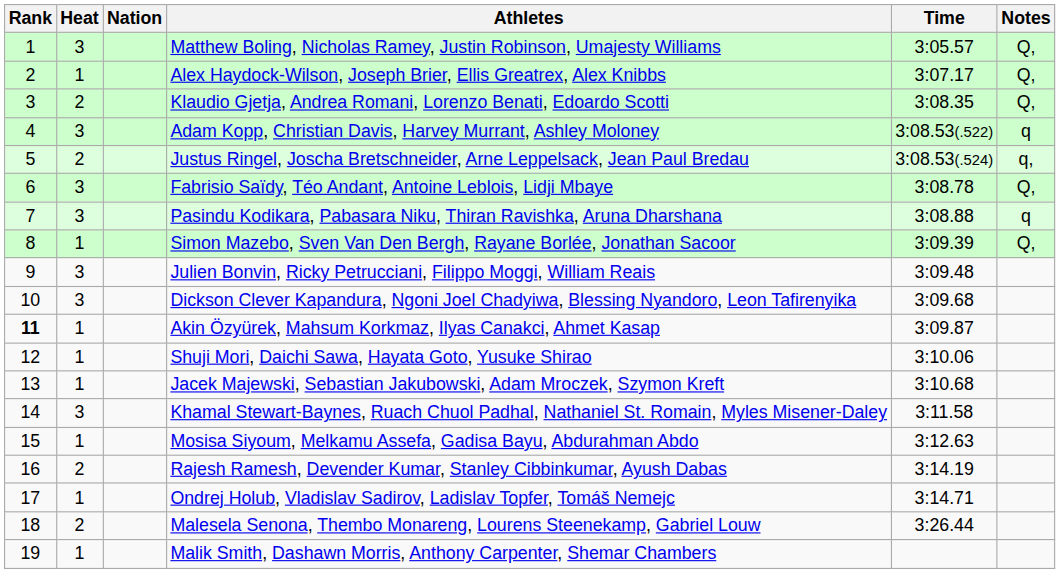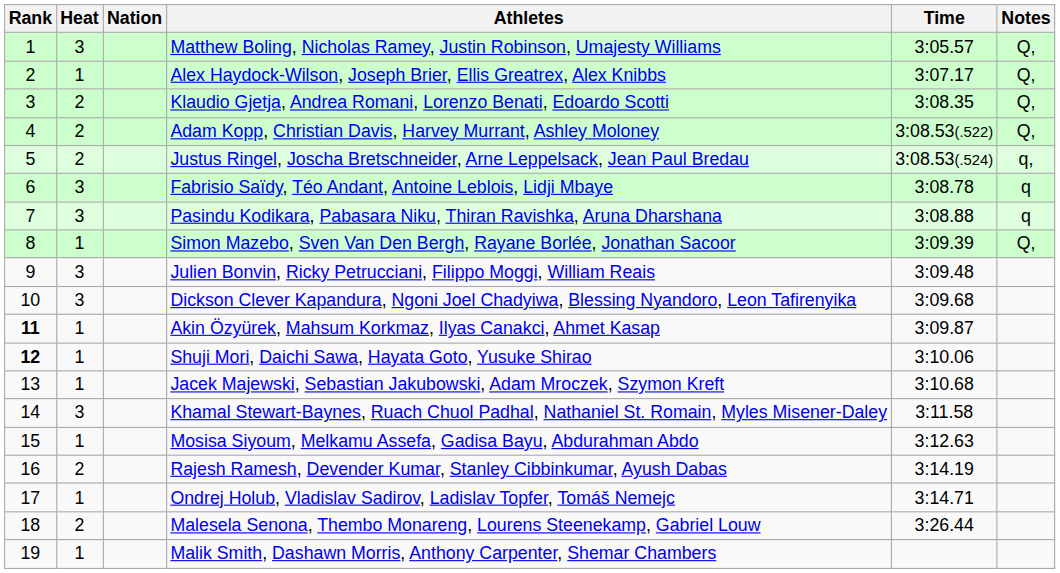(80, 131) 3 -> (80, 131) 2
(1026, 131) q -> (1026, 131) Q,
(1026, 187) Q, -> (1026, 187) q
(30, 356) normal -> (30, 356) bold
